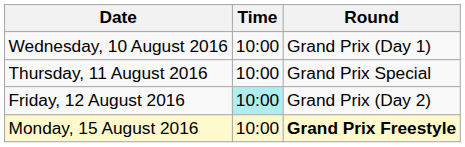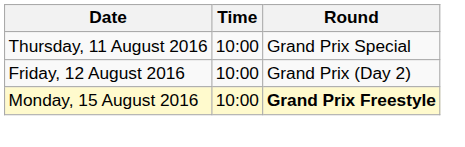- row: (118, 45)
(257, 100) paleturquoise background -> (237, 73) no background
